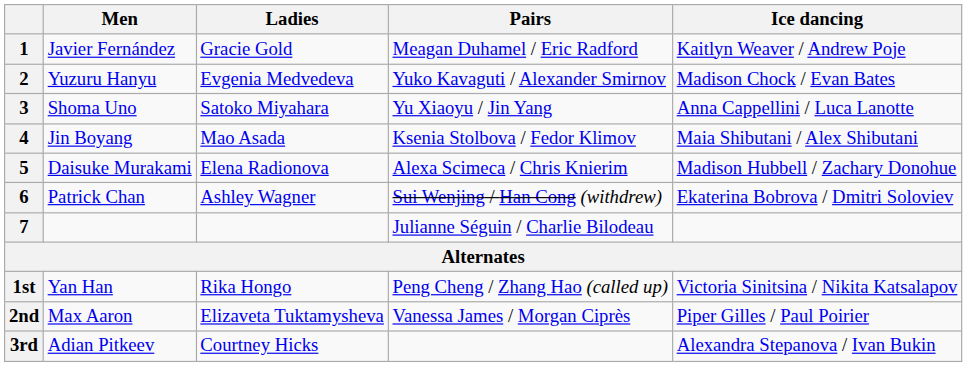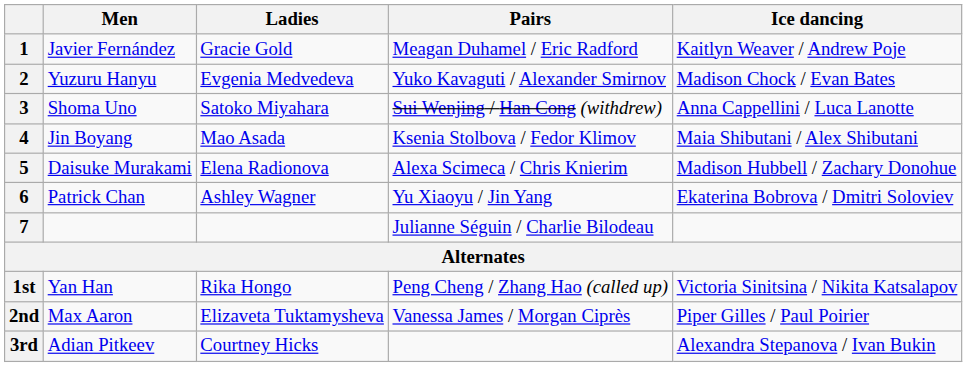(472, 108) Yu Xiaoyu / Jin Yang -> (527, 108) Sui Wenjing / Han Cong (withdrew)
(527, 197) Sui Wenjing / Han Cong (withdrew) -> (472, 197) Yu Xiaoyu / Jin Yang
